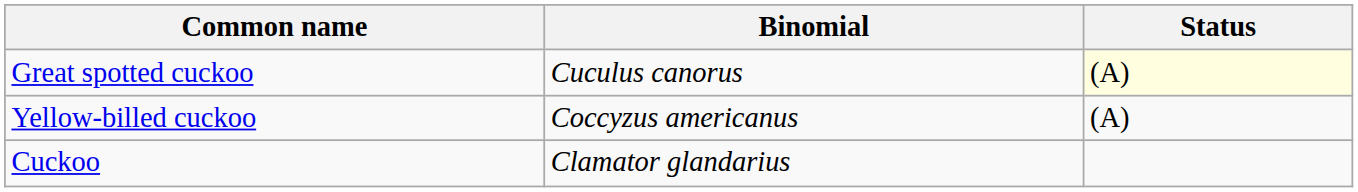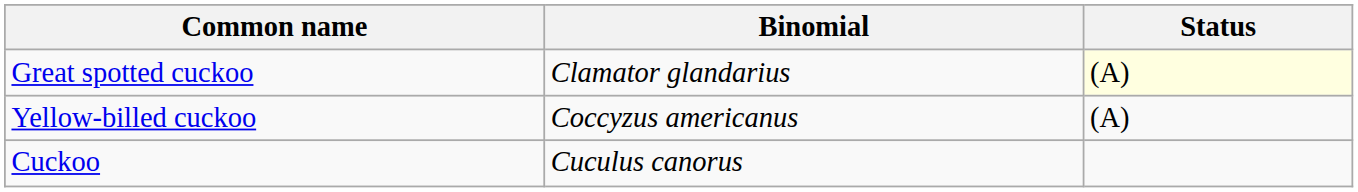(647, 72) Cuculus canorus -> (671, 72) Clamator glandarius
(671, 162) Clamator glandarius -> (647, 162) Cuculus canorus
